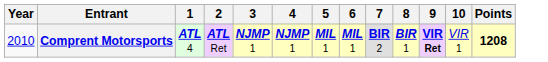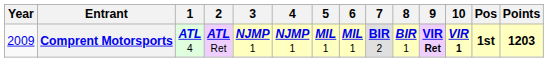+ column: (486, 14)
(21, 41) 2010 -> (21, 41) 2009
(459, 41) normal -> (459, 41) bold
(493, 41) 1208 -> (522, 41) 1203
